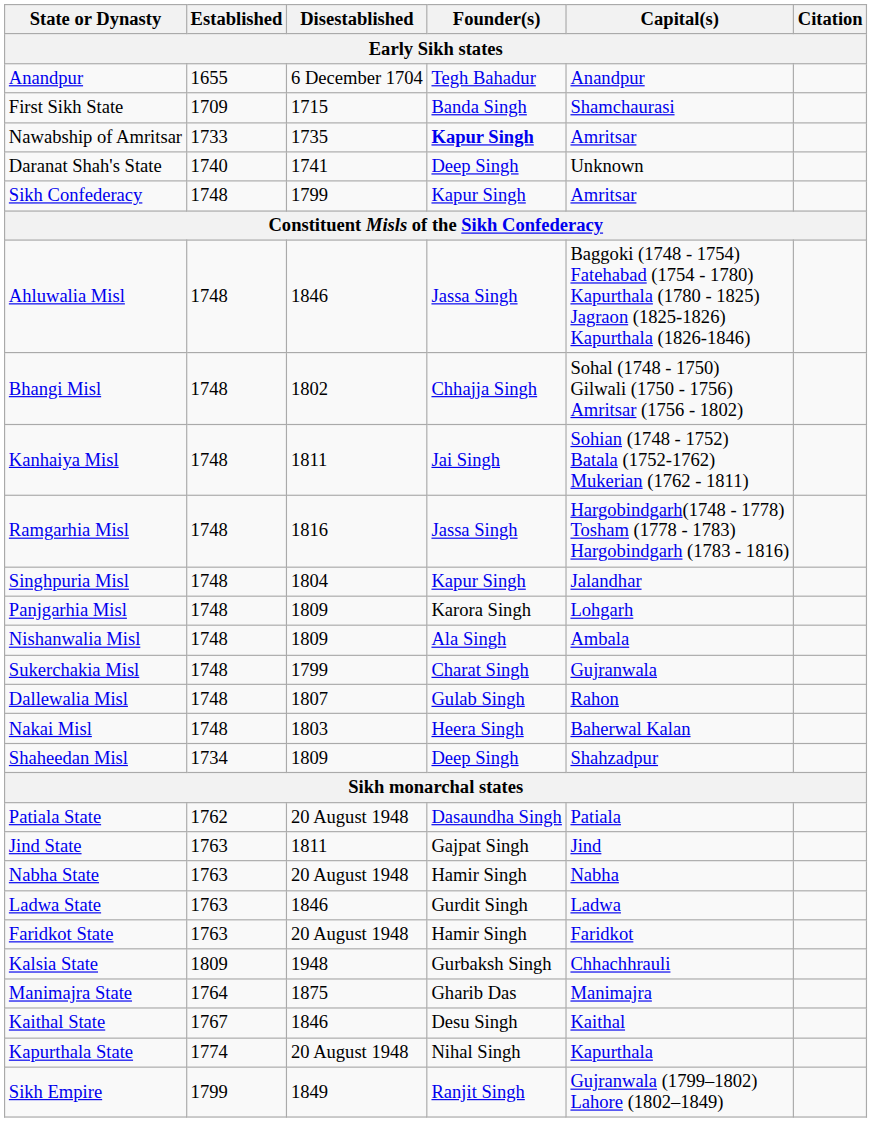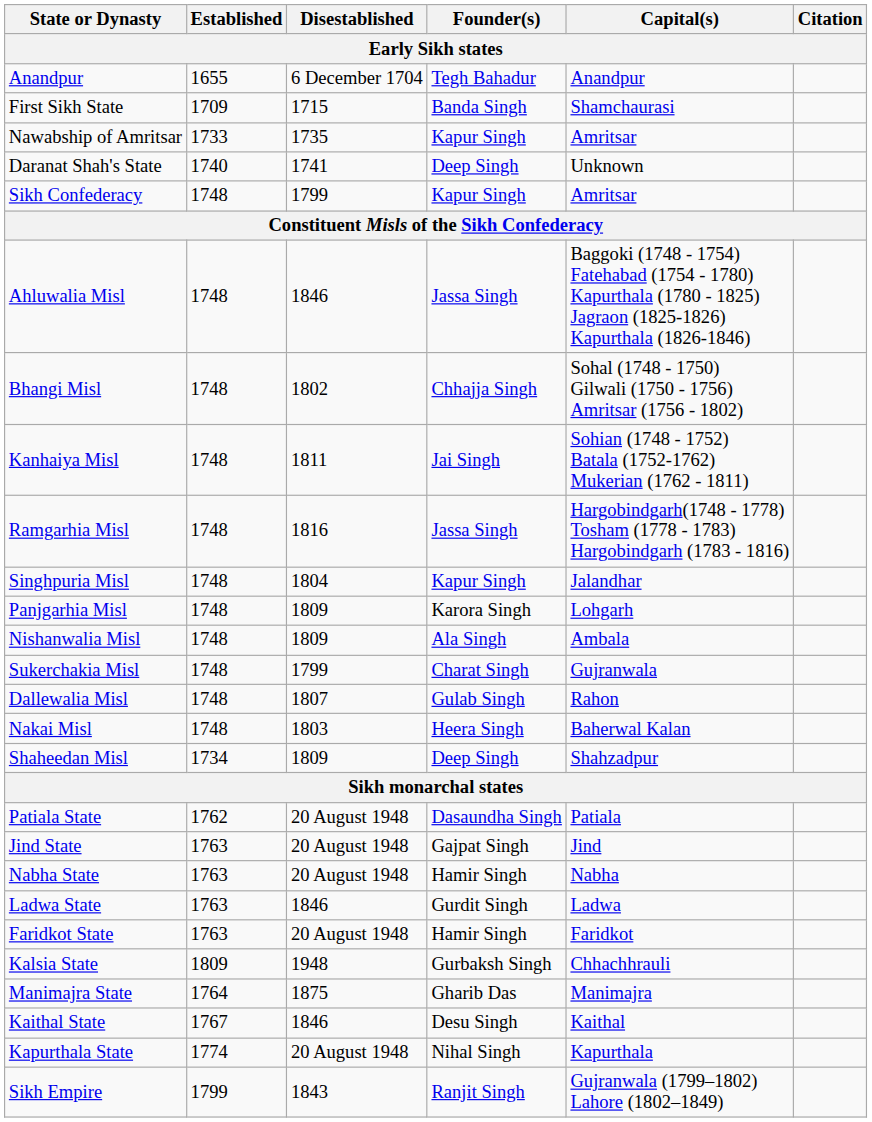(483, 136) bold -> (479, 136) normal
(309, 846) 1811 -> (350, 846) 20 August 1948
(310, 1092) 1849 -> (310, 1092) 1843
